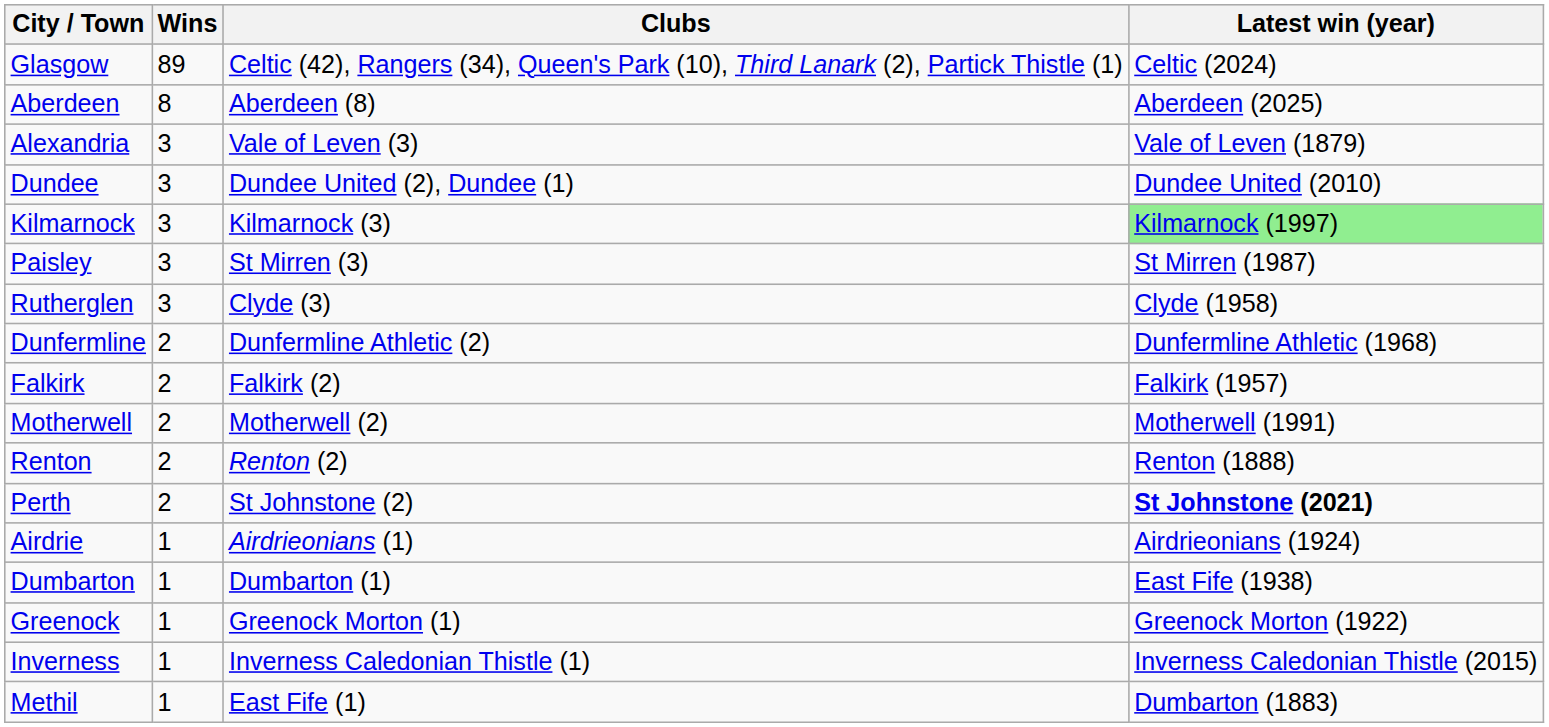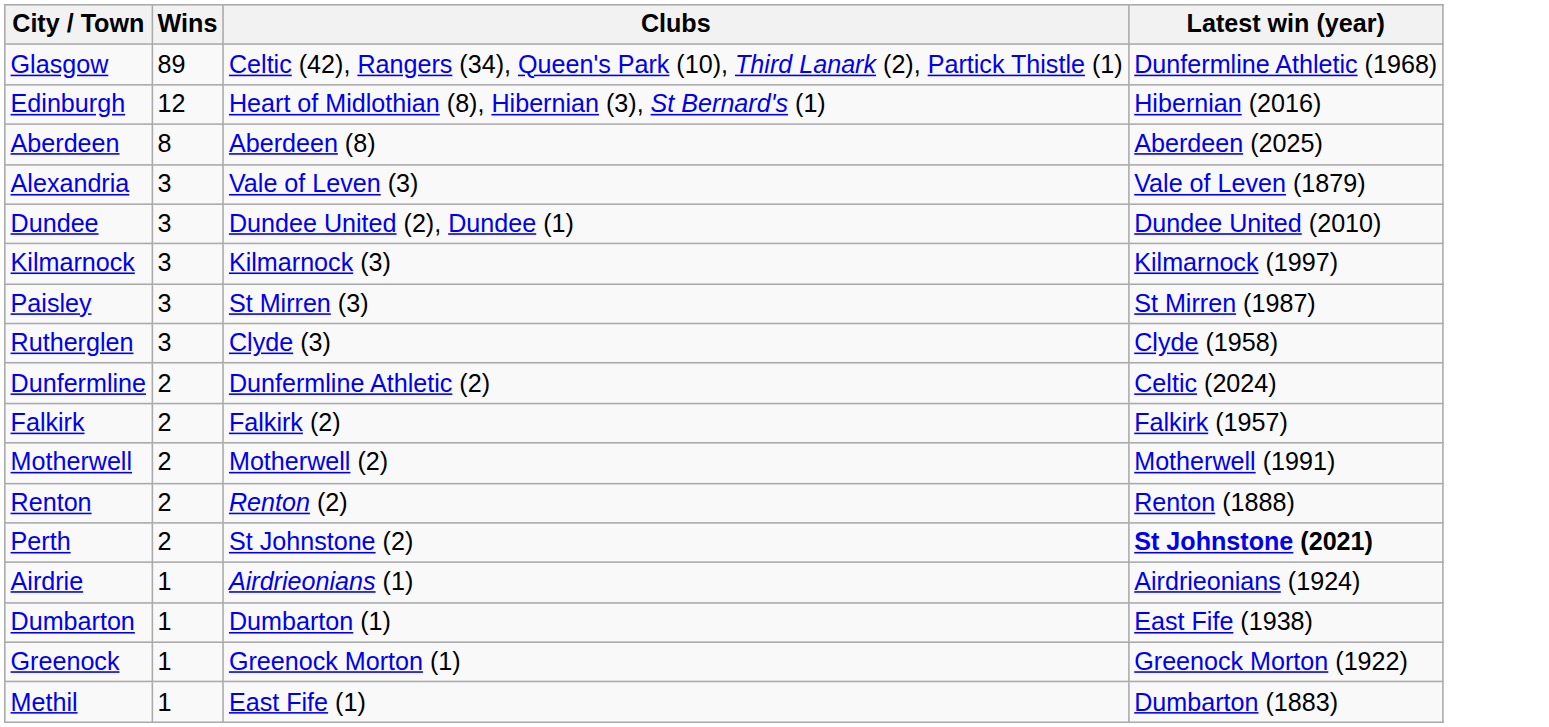(1205, 64) Celtic (2024) -> (1286, 64) Dunfermline Athletic (1968)
+ row: (68, 104)
(1236, 223) lightgreen background -> (1236, 263) no background
(1286, 343) Dunfermline Athletic (1968) -> (1205, 382) Celtic (2024)
- row: (65, 661)
